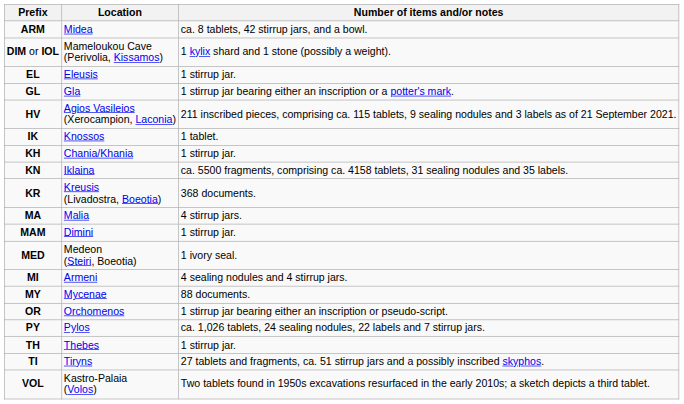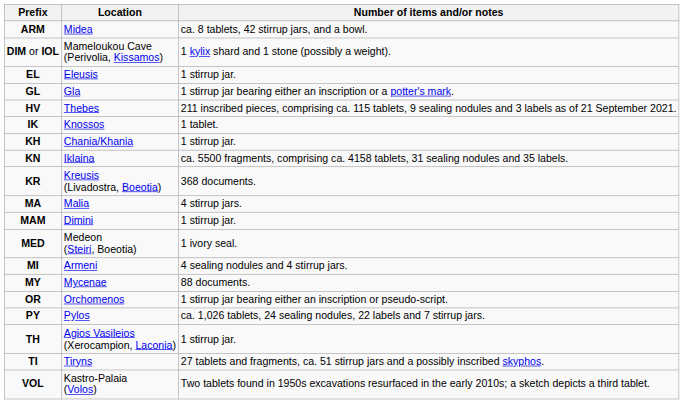(120, 114) Agios Vasileios (Xerocampion, Laconia) -> (81, 108) Thebes
(81, 345) Thebes -> (120, 339) Agios Vasileios (Xerocampion, Laconia)
